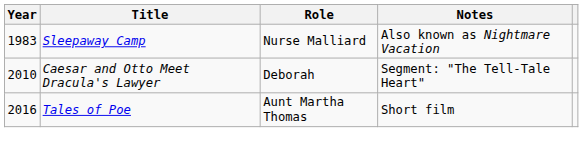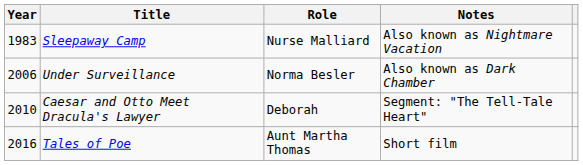+ row: (109, 75)
